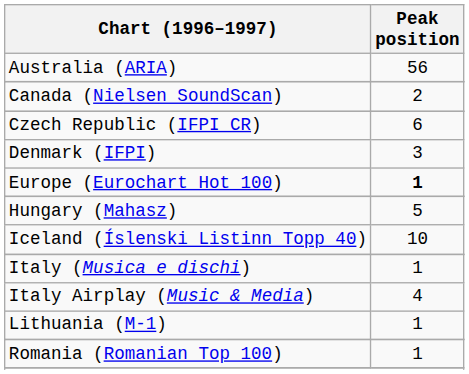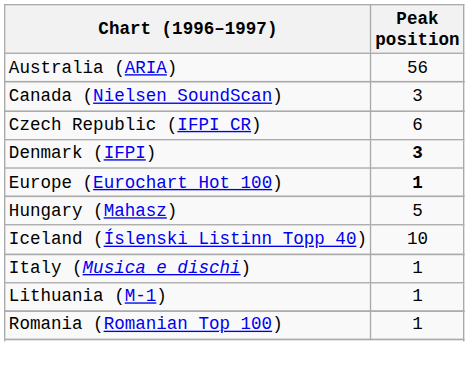(417, 96) 2 -> (417, 96) 3
(417, 154) normal -> (417, 154) bold
- row: (162, 297)
